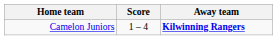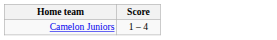- column: (216, 12)
